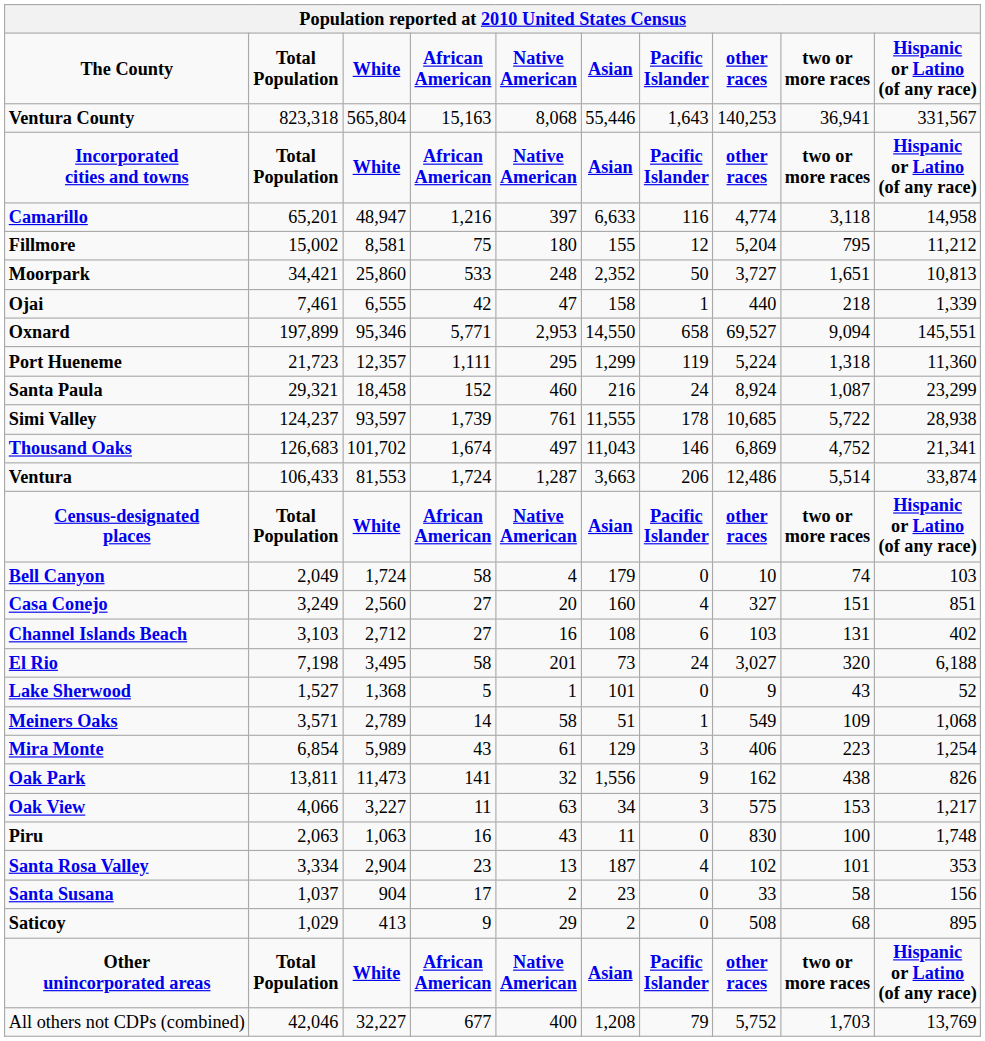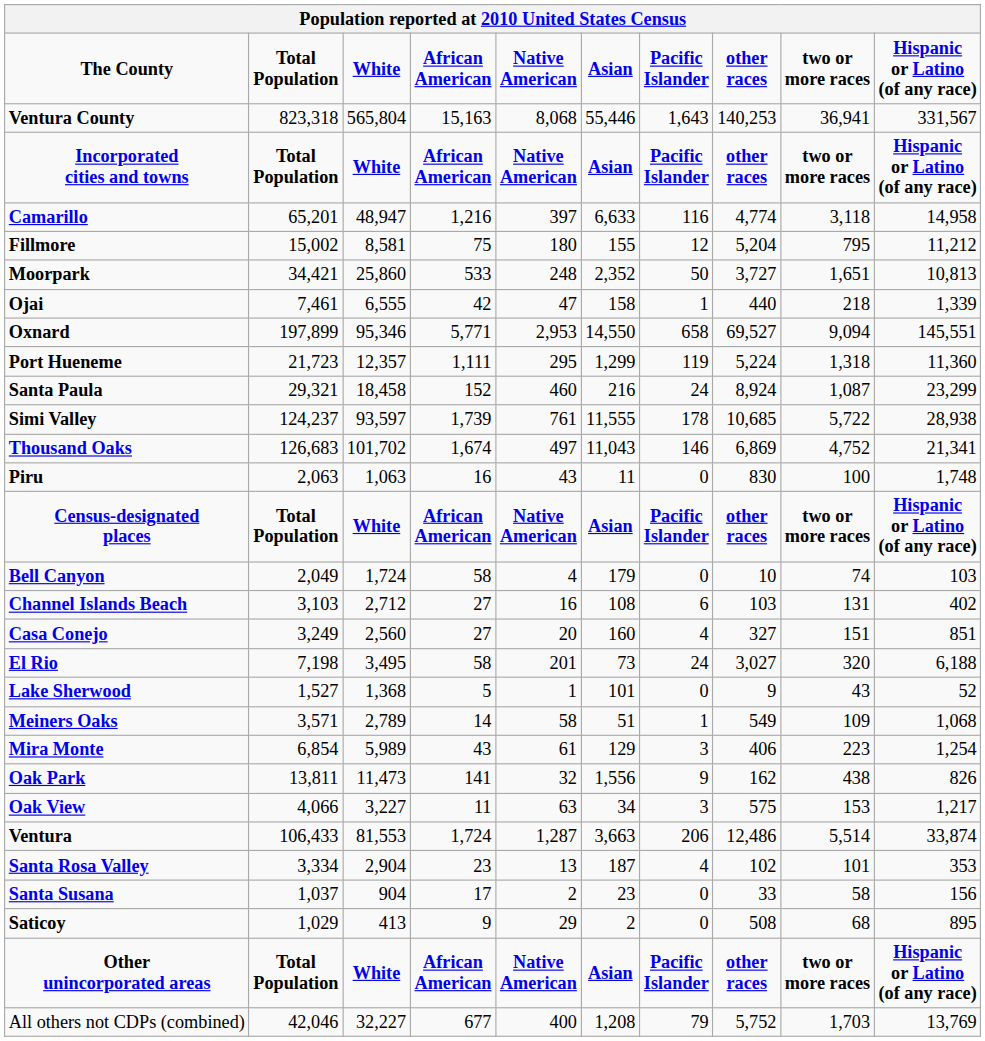rows swapped: (40, 477) <-> (26, 836)
rows swapped: (58, 604) <-> (98, 633)
